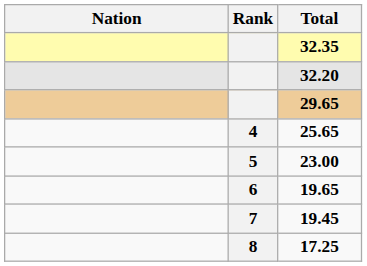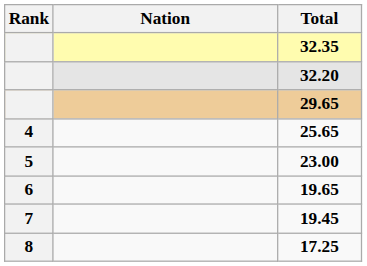columns swapped: (253, 18) <-> (117, 18)
